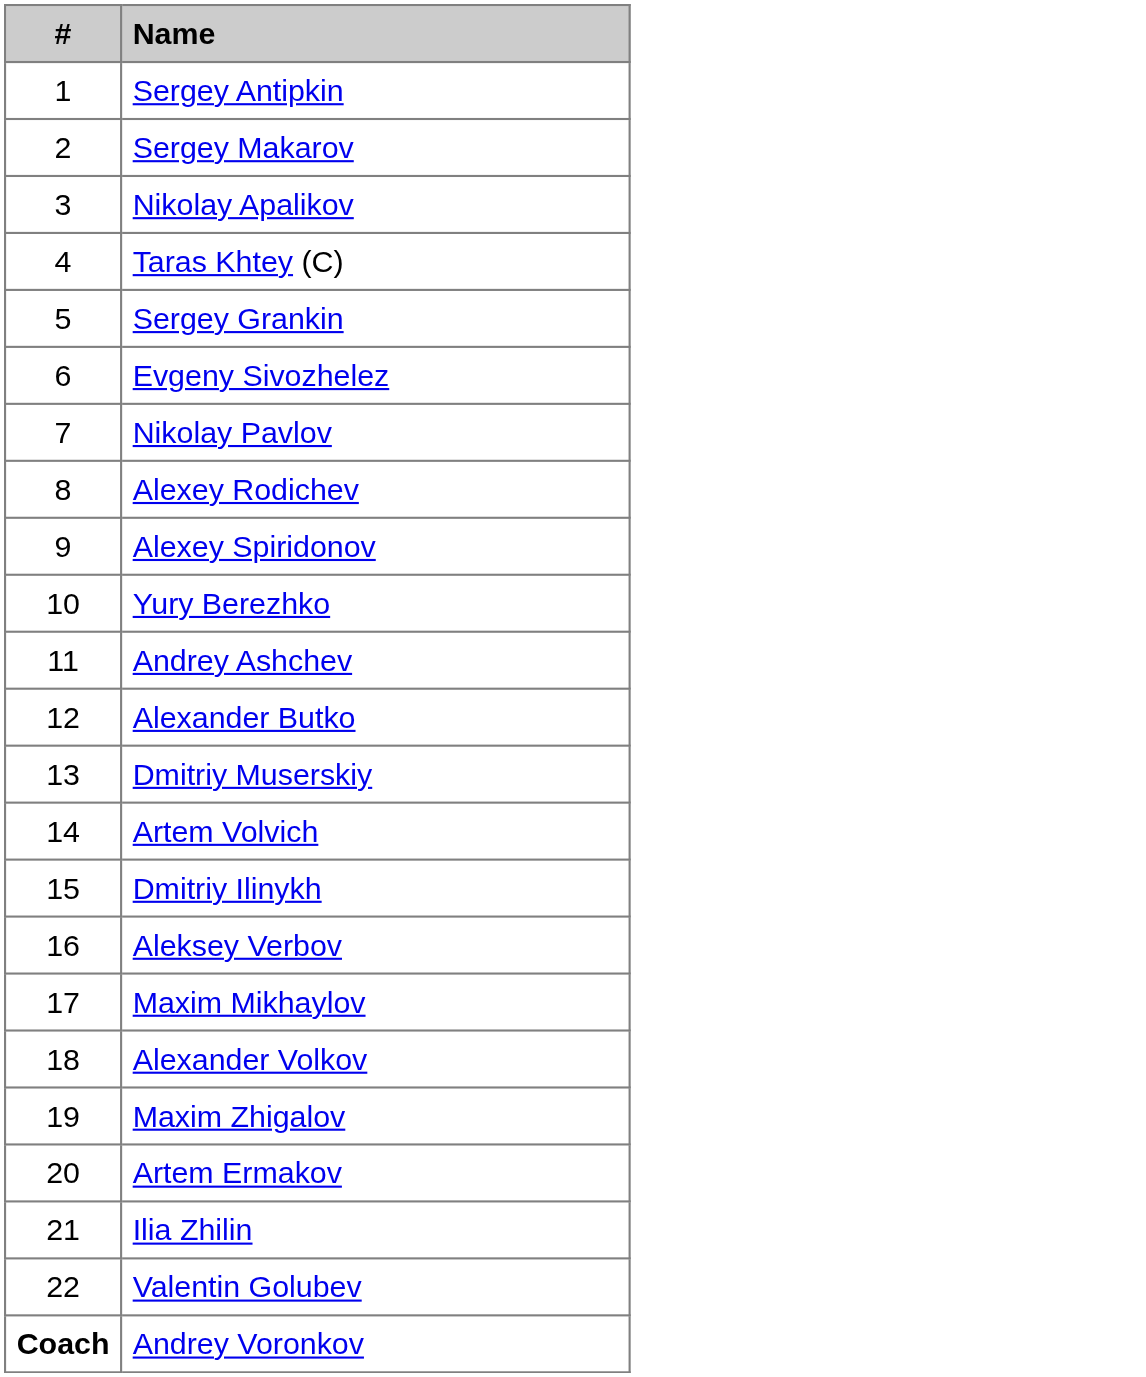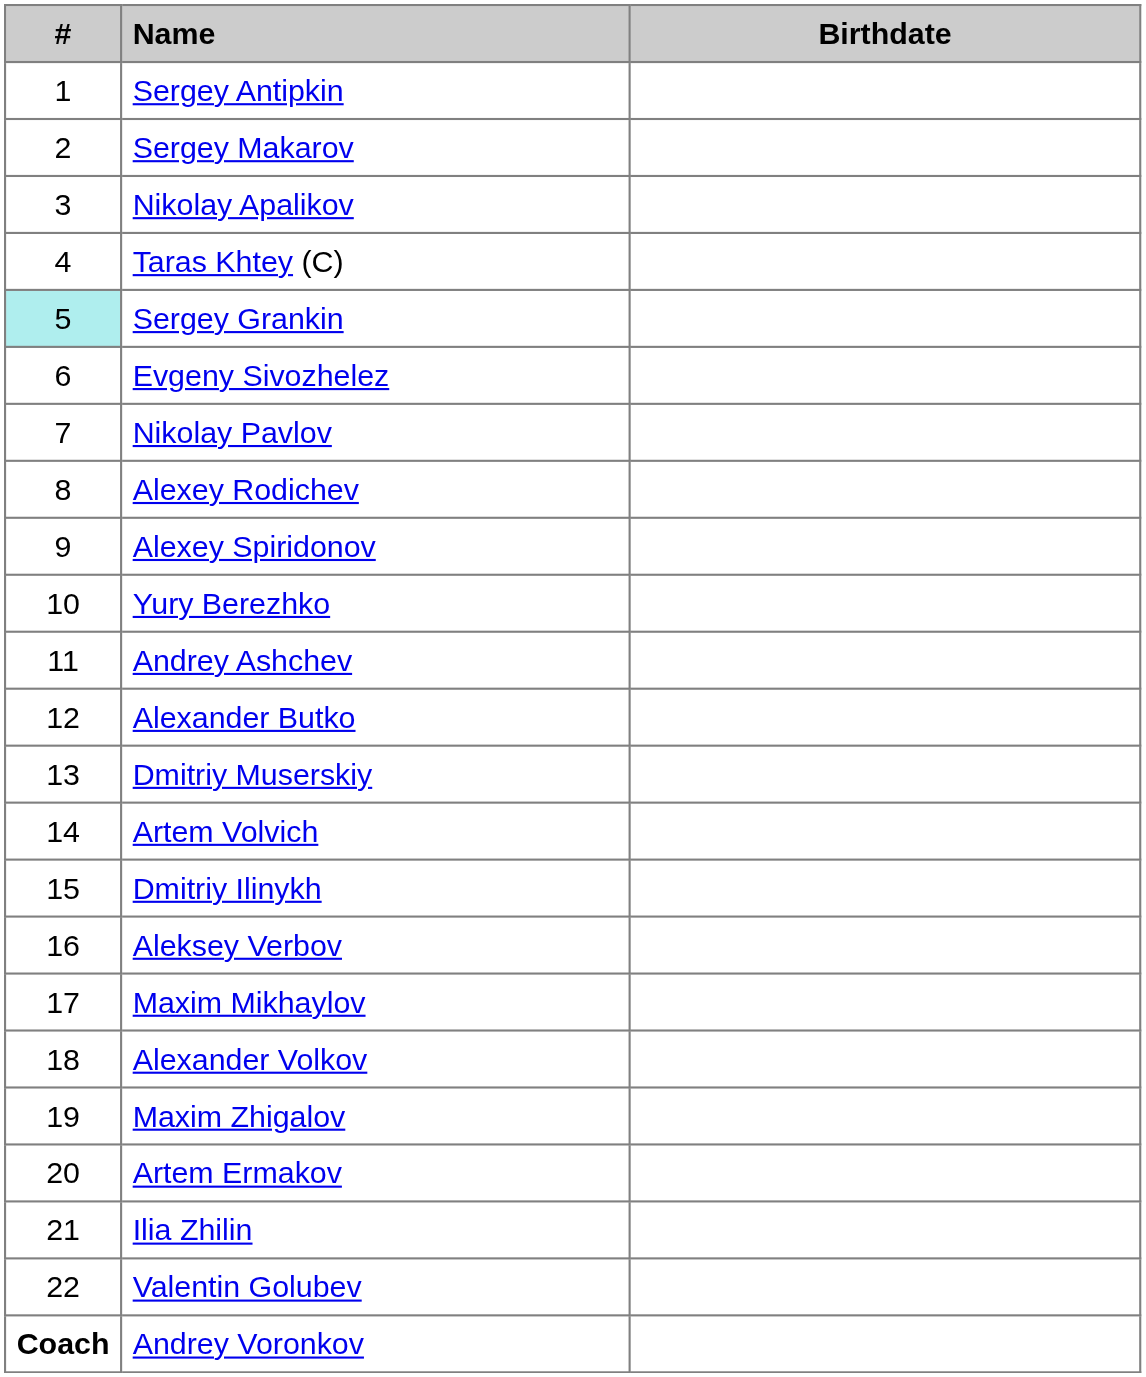+ column: (885, 34)
(63, 318) no background -> (63, 318) paleturquoise background
